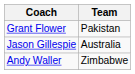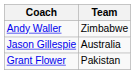rows swapped: (34, 61) <-> (36, 28)
